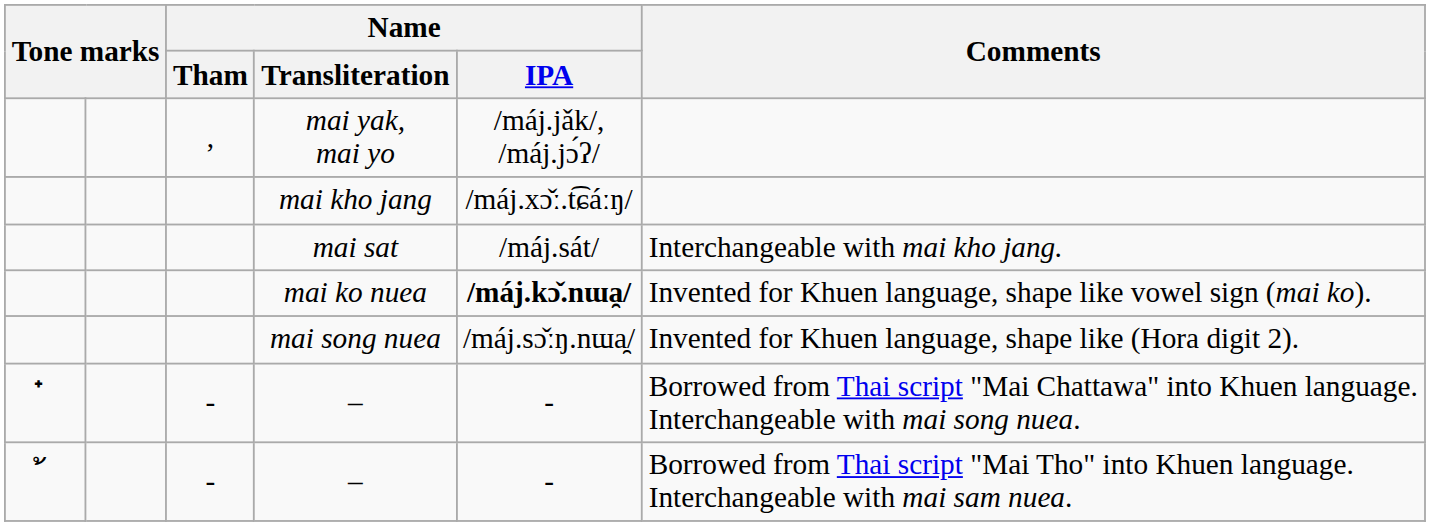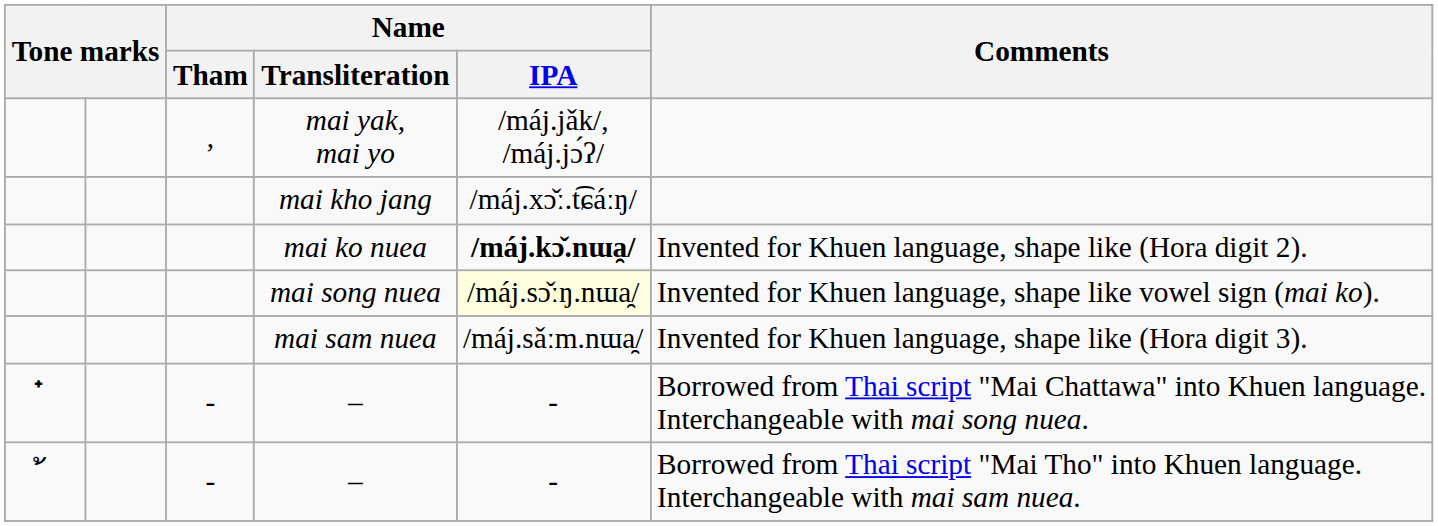- row: (45, 247)
(1010, 292) Invented for Khuen language, shape like vowel sign (mai ko). -> (982, 246) Invented for Khuen language, shape like (Hora digit 2).
(549, 339) no background -> (553, 292) lightyellow background
(974, 339) Invented for Khuen language, shape like (Hora digit 2). -> (1018, 292) Invented for Khuen language, shape like vowel sign (mai ko).
+ row: (45, 340)
